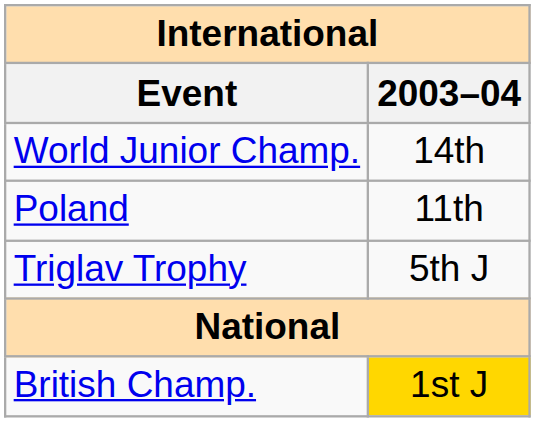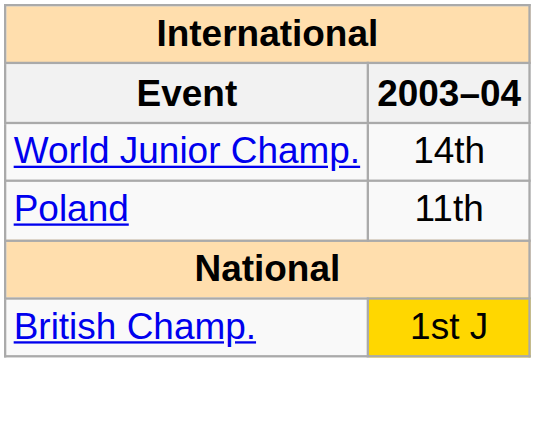- row: (130, 268)
